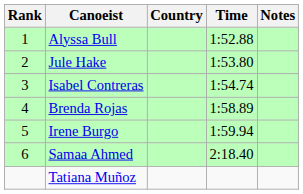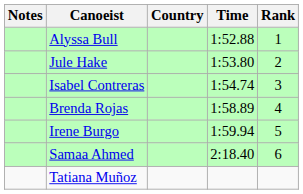columns swapped: (25, 16) <-> (278, 16)
